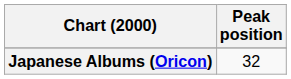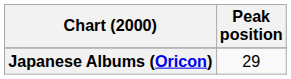(251, 61) 32 -> (251, 61) 29
